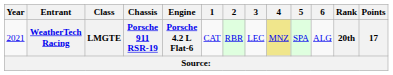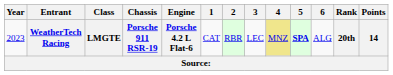(16, 38) 2021 -> (16, 38) 2023
(301, 38) normal -> (301, 38) bold
(374, 38) 17 -> (374, 38) 14
